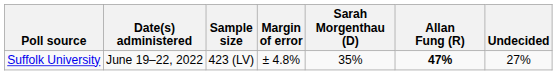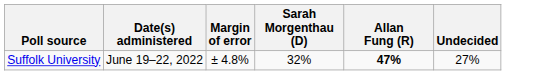- column: (231, 35)
(350, 60) 35% -> (299, 60) 32%
